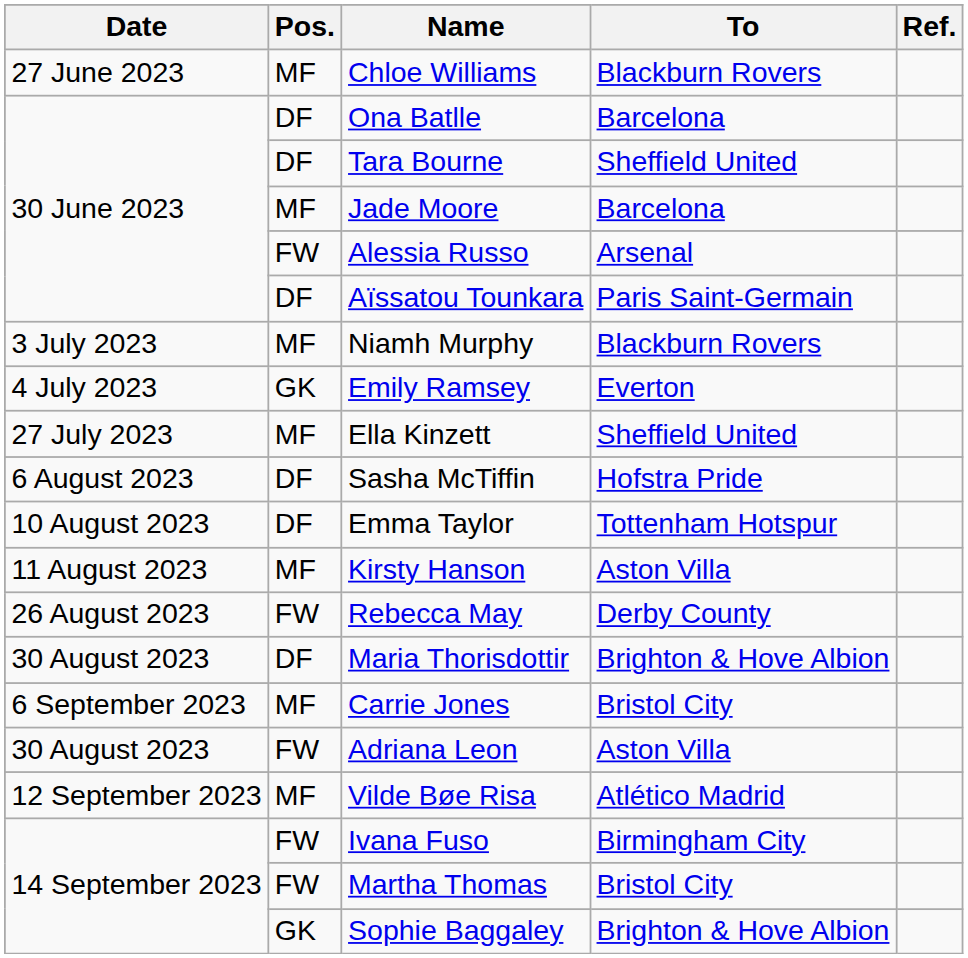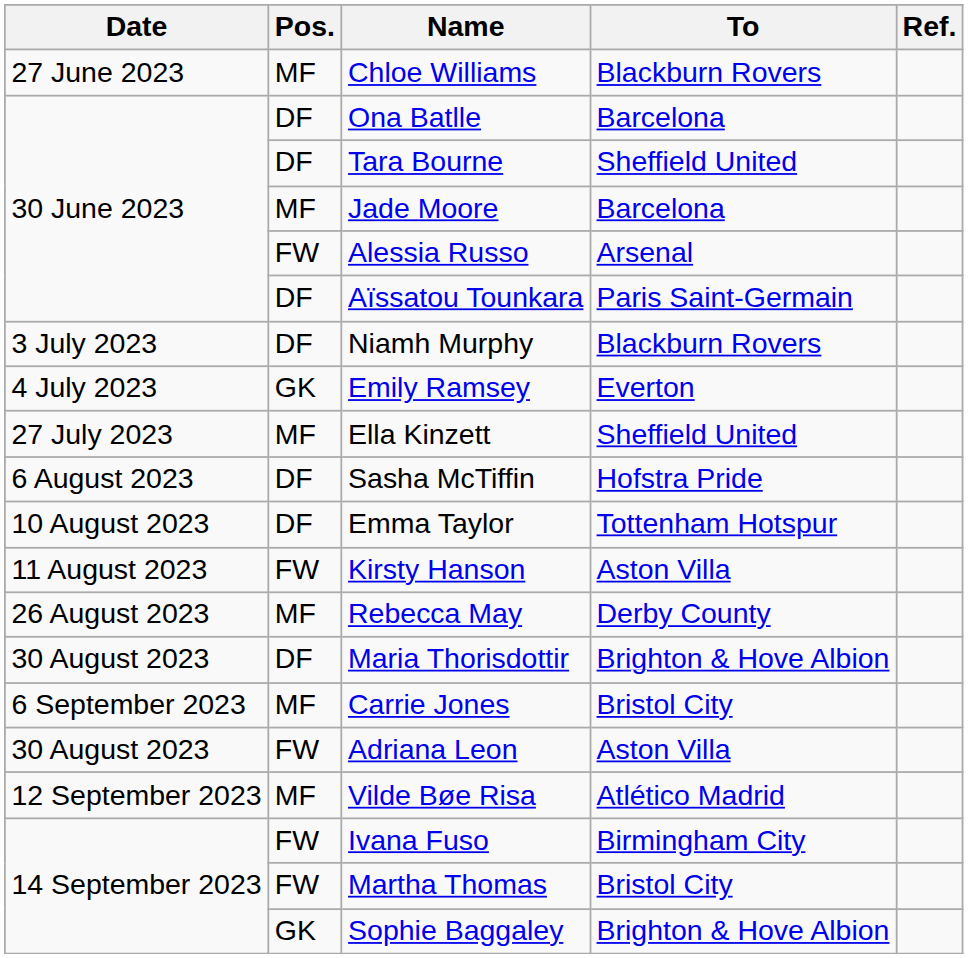(295, 343) MF -> (294, 343) DF
(295, 569) MF -> (297, 569) FW
(297, 614) FW -> (295, 614) MF
